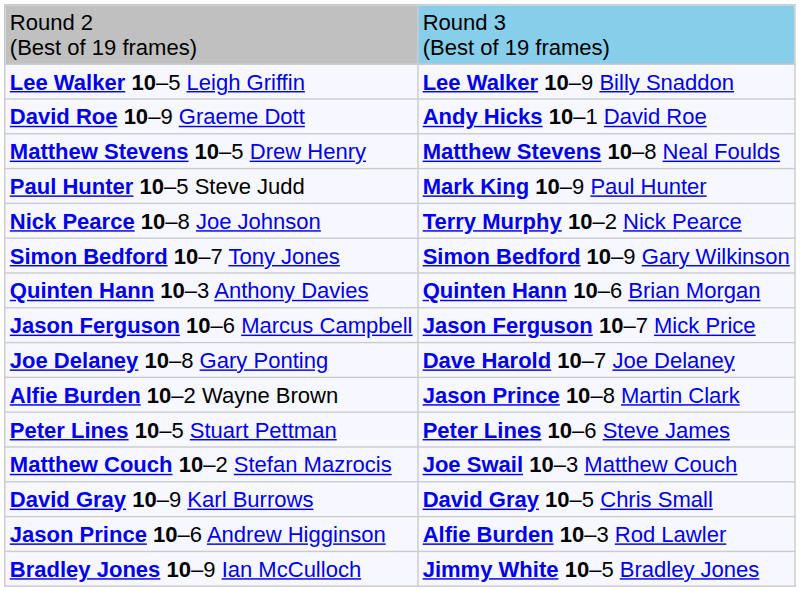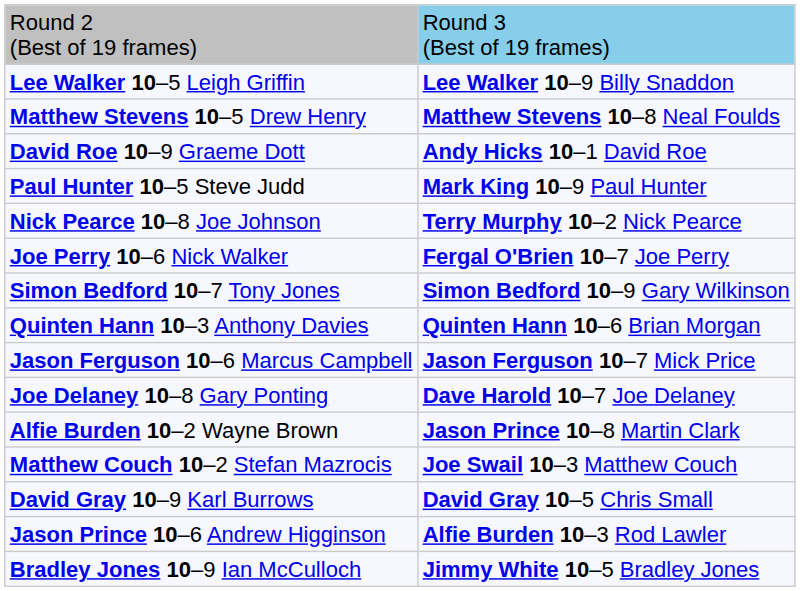rows swapped: (157, 116) <-> (188, 151)
+ row: (149, 256)
- row: (173, 430)
